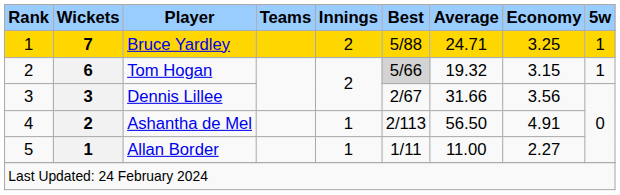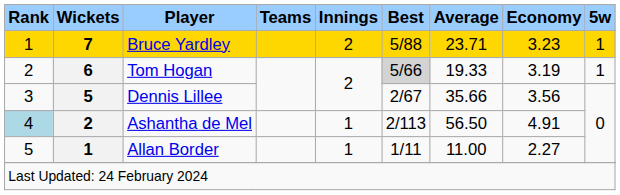(466, 44) 24.71 -> (466, 44) 23.71
(544, 44) 3.25 -> (544, 44) 3.23
(466, 70) 19.32 -> (466, 70) 19.33
(544, 70) 3.15 -> (544, 70) 3.19
(88, 96) 3 -> (88, 96) 5
(466, 96) 31.66 -> (466, 96) 35.66
(29, 123) no background -> (29, 123) lightblue background
